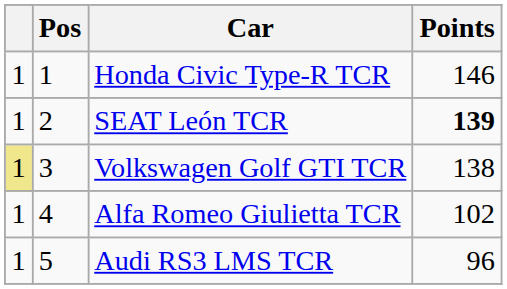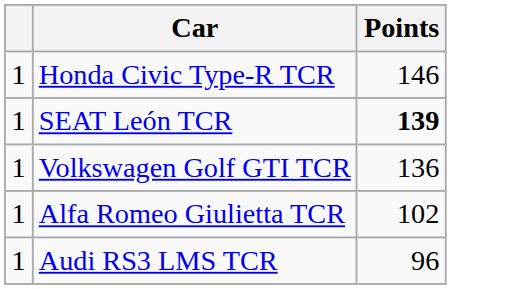- column: (60, 27)
(19, 167) khaki background -> (19, 167) no background
(474, 167) 138 -> (418, 167) 136
